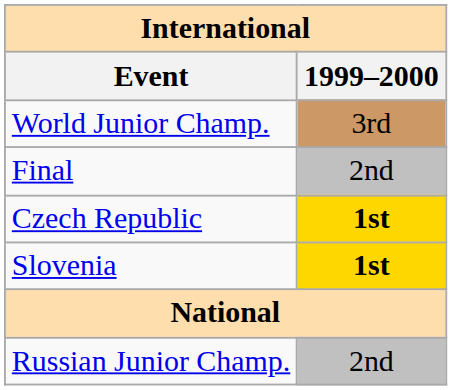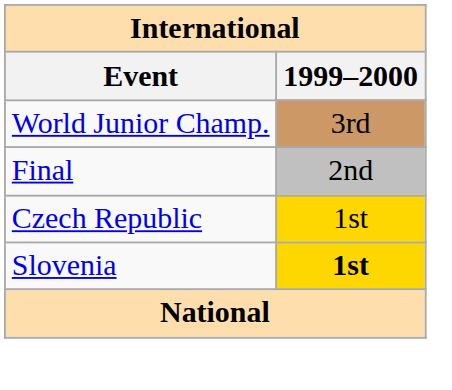(371, 218) bold -> (351, 218) normal
- row: (151, 360)
